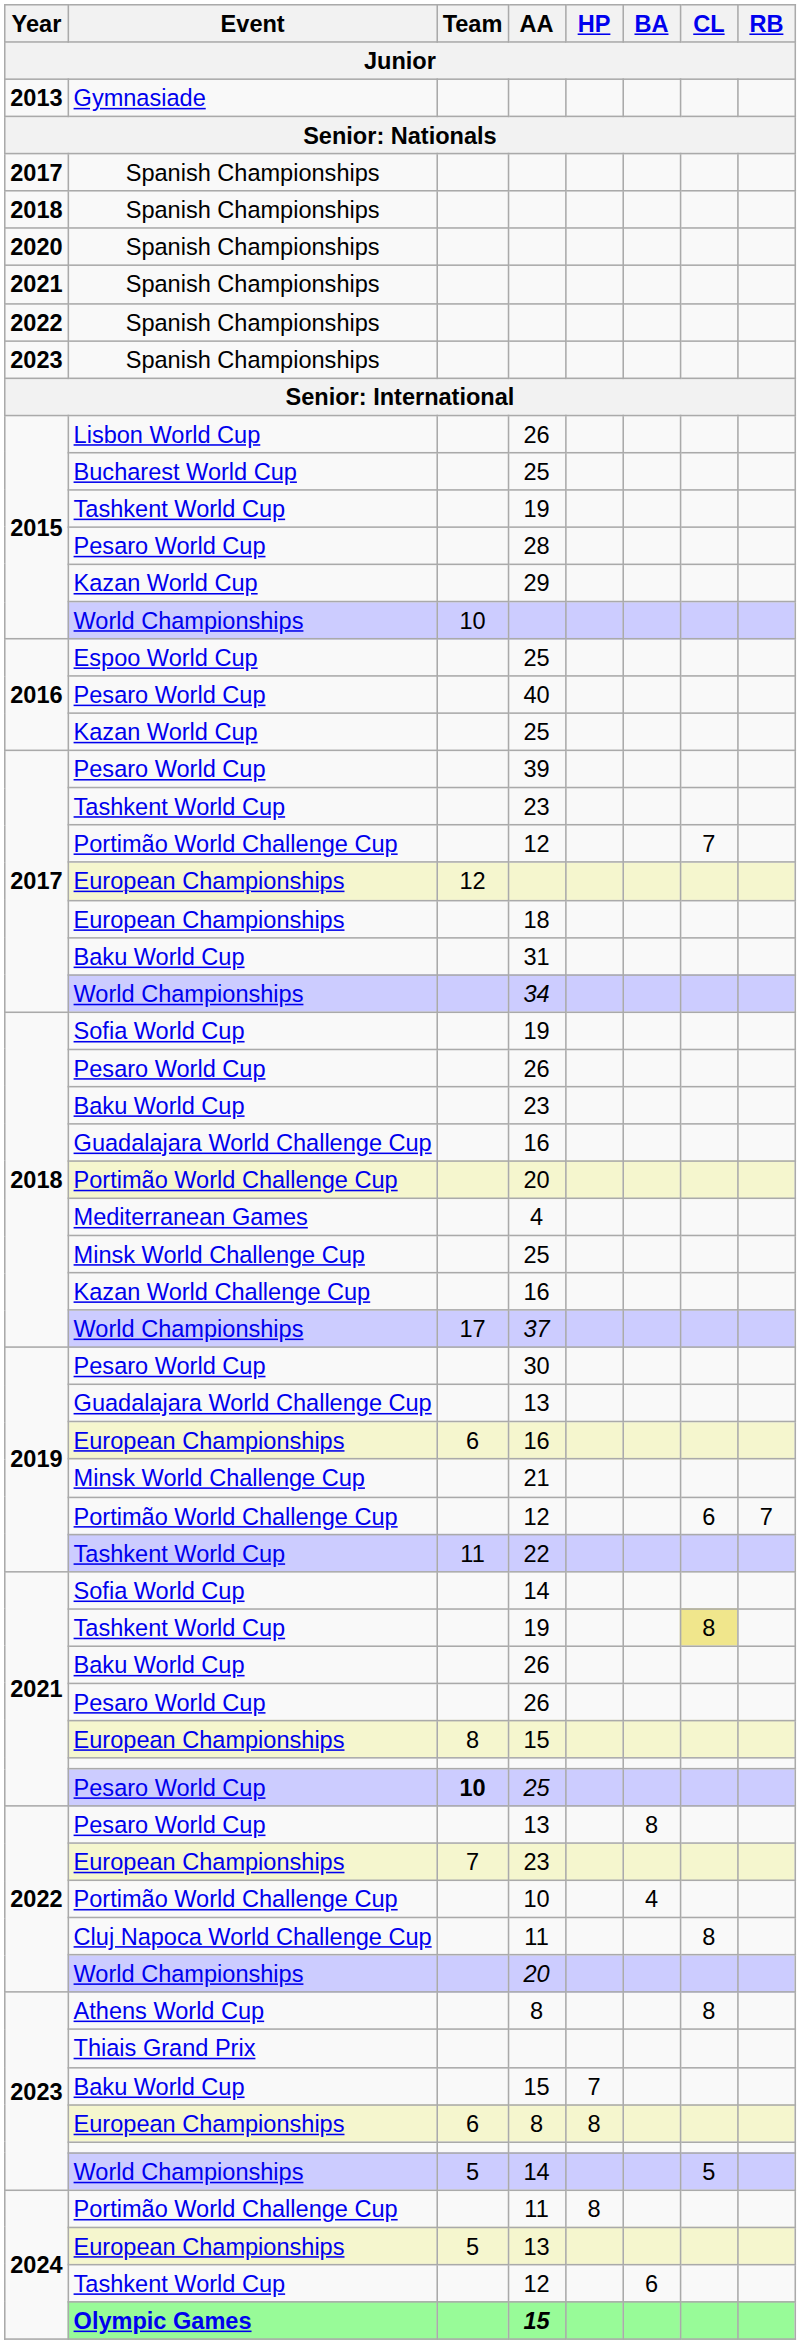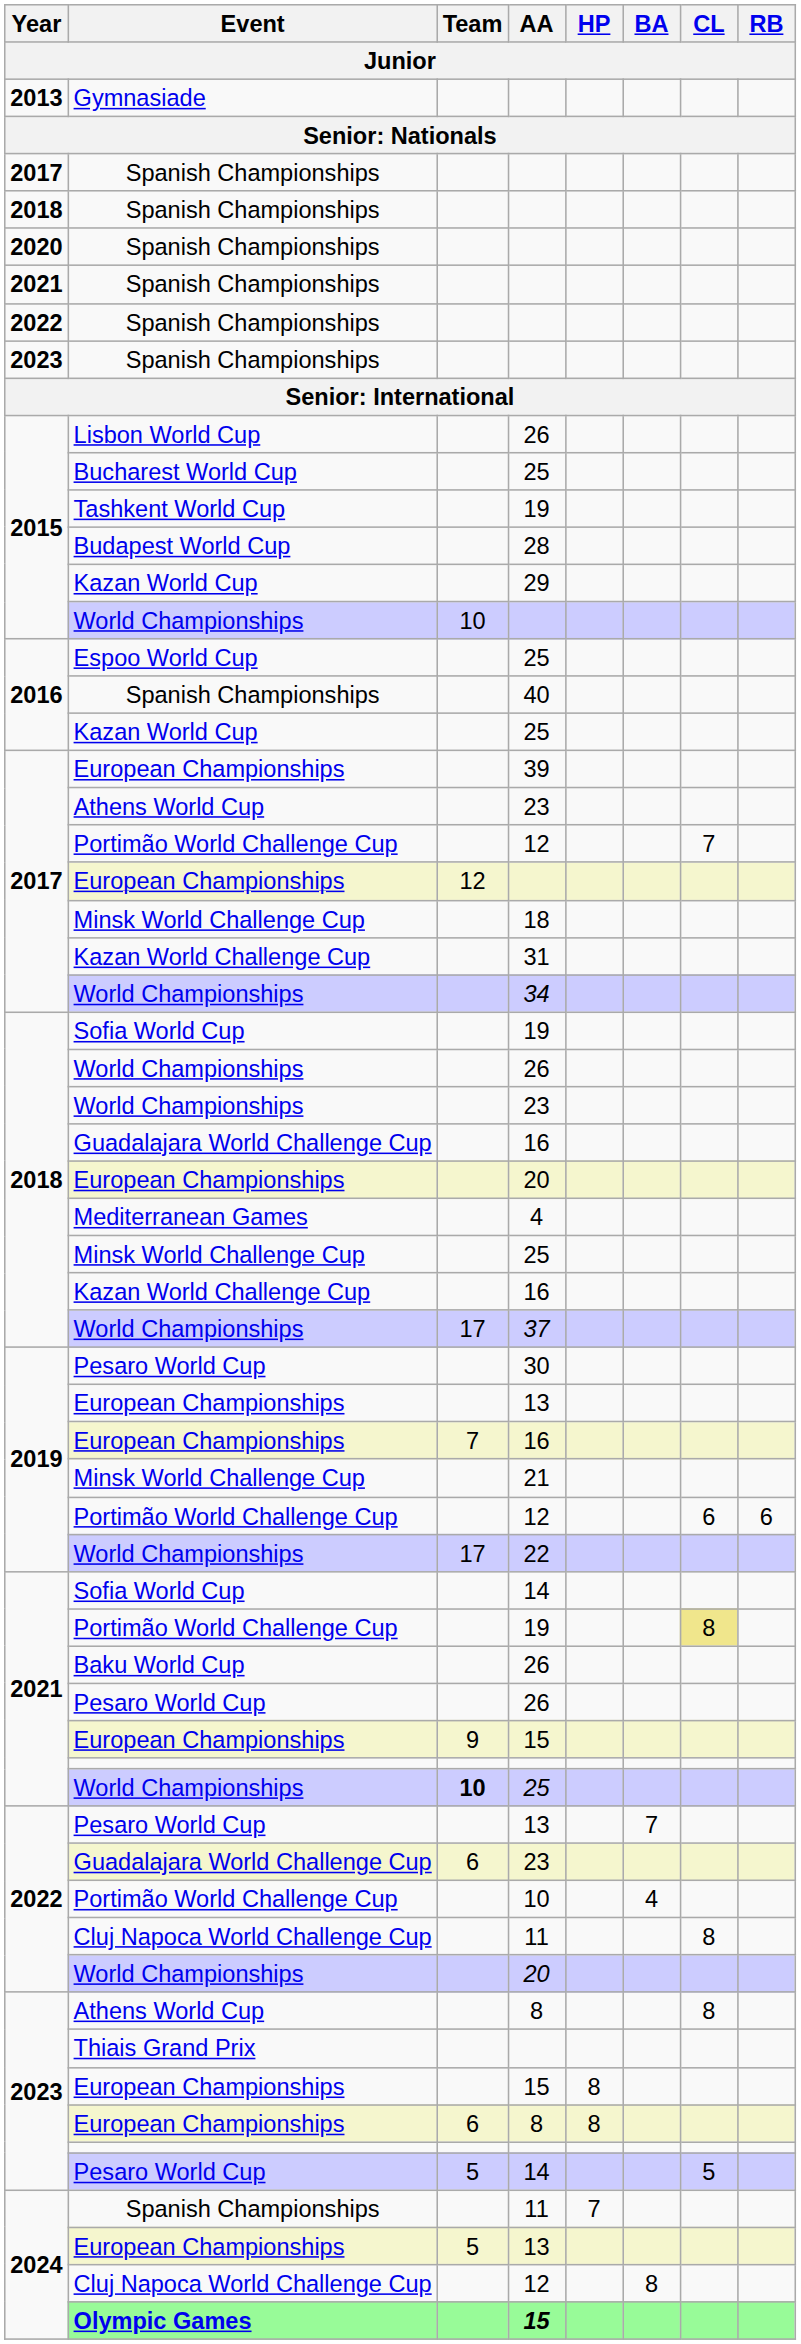(170, 546) Pesaro World Cup -> (182, 546) Budapest World Cup
(170, 695) Pesaro World Cup -> (253, 695) Spanish Championships
(170, 770) Pesaro World Cup -> (209, 770) European Championships
(179, 807) Tashkent World Cup -> (169, 807) Athens World Cup
(209, 919) European Championships -> (219, 919) Minsk World Challenge Cup
(159, 956) Baku World Cup -> (222, 956) Kazan World Challenge Cup
(170, 1068) Pesaro World Cup -> (189, 1068) World Championships
(159, 1105) Baku World Cup -> (189, 1105) World Championships
(236, 1180) Portimão World Challenge Cup -> (209, 1180) European Championships
(253, 1404) Guadalajara World Challenge Cup -> (209, 1404) European Championships
(473, 1441) 6 -> (473, 1441) 7
(766, 1515) 7 -> (766, 1515) 6
(179, 1553) Tashkent World Cup -> (189, 1553) World Championships
(473, 1553) 11 -> (473, 1553) 17
(179, 1627) Tashkent World Cup -> (236, 1627) Portimão World Challenge Cup
(473, 1739) 8 -> (473, 1739) 9
(170, 1788) Pesaro World Cup -> (189, 1788) World Championships
(651, 1825) 8 -> (651, 1825) 7
(209, 1862) European Championships -> (253, 1862) Guadalajara World Challenge Cup
(473, 1862) 7 -> (473, 1862) 6
(159, 2086) Baku World Cup -> (209, 2086) European Championships
(594, 2086) 7 -> (594, 2086) 8
(189, 2171) World Championships -> (170, 2171) Pesaro World Cup
(236, 2209) Portimão World Challenge Cup -> (253, 2209) Spanish Championships
(594, 2209) 8 -> (594, 2209) 7
(179, 2283) Tashkent World Cup -> (253, 2283) Cluj Napoca World Challenge Cup
(651, 2283) 6 -> (651, 2283) 8
